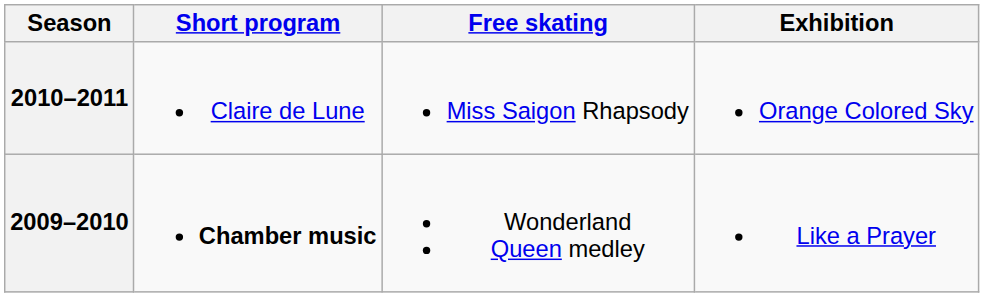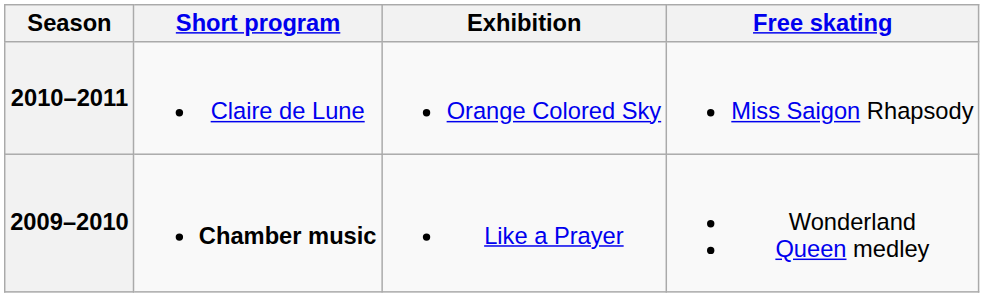columns swapped: (538, 23) <-> (837, 23)
